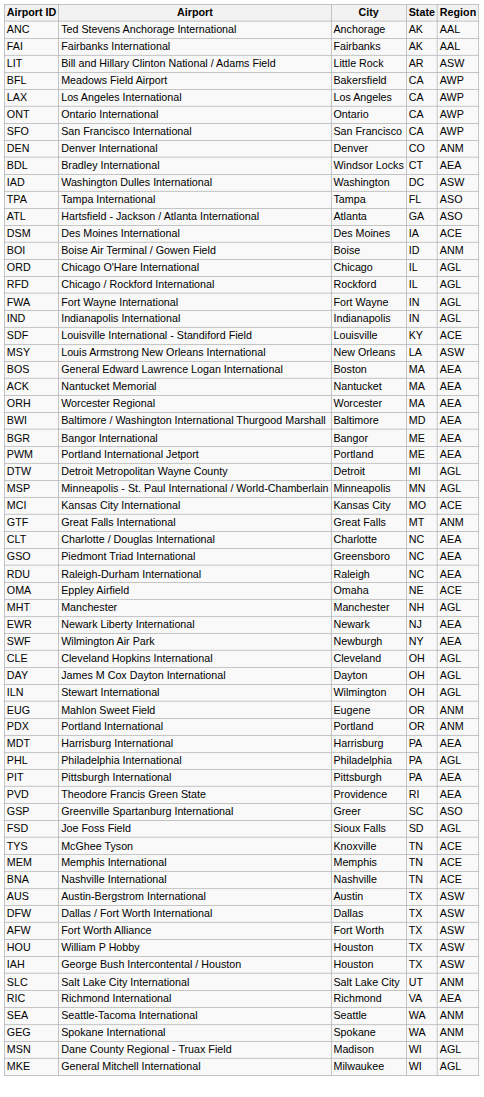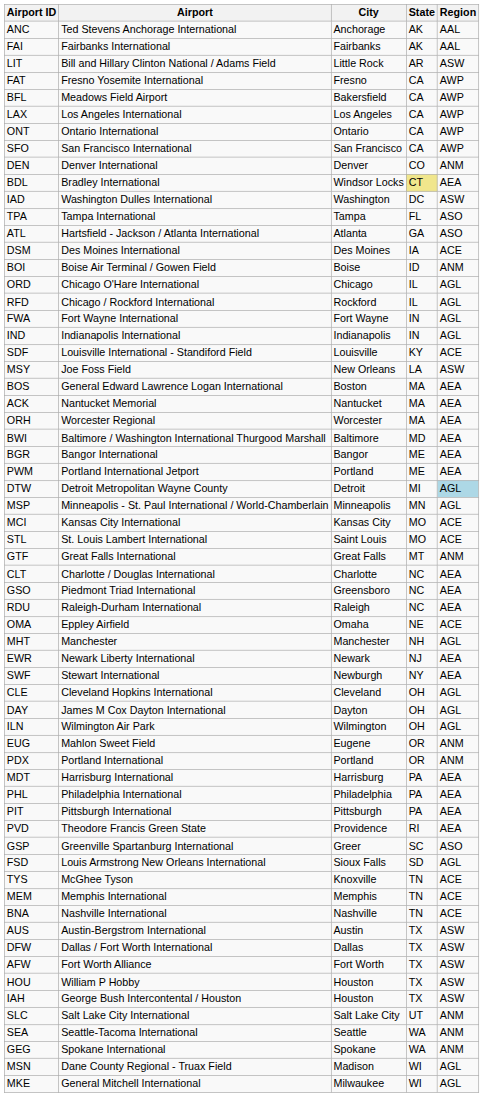+ row: (16, 81)
(416, 166) no background -> (416, 183) khaki background
(163, 353) Louis Armstrong New Orleans International -> (96, 370) Joe Foss Field
(451, 472) no background -> (451, 489) lightblue background
+ row: (17, 540)
(108, 642) Wilmington Air Park -> (110, 676) Stewart International
(110, 693) Stewart International -> (108, 727) Wilmington Air Park
(451, 761) AGL -> (451, 795) AEA
(96, 829) Joe Foss Field -> (163, 863) Louis Armstrong New Orleans International
- row: (16, 999)
